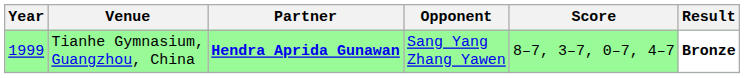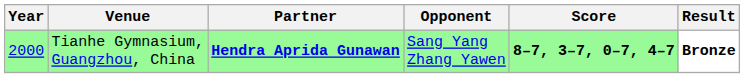(26, 51) 1999 -> (26, 51) 2000
(594, 51) normal -> (594, 51) bold
